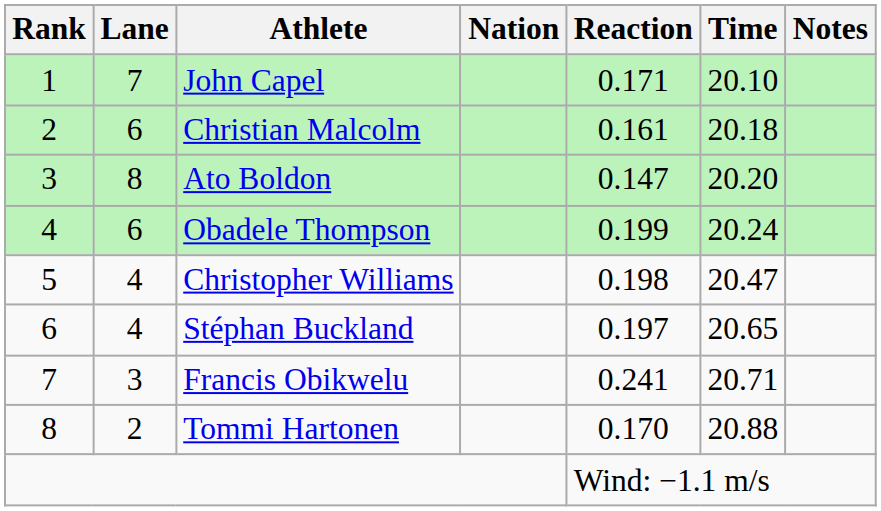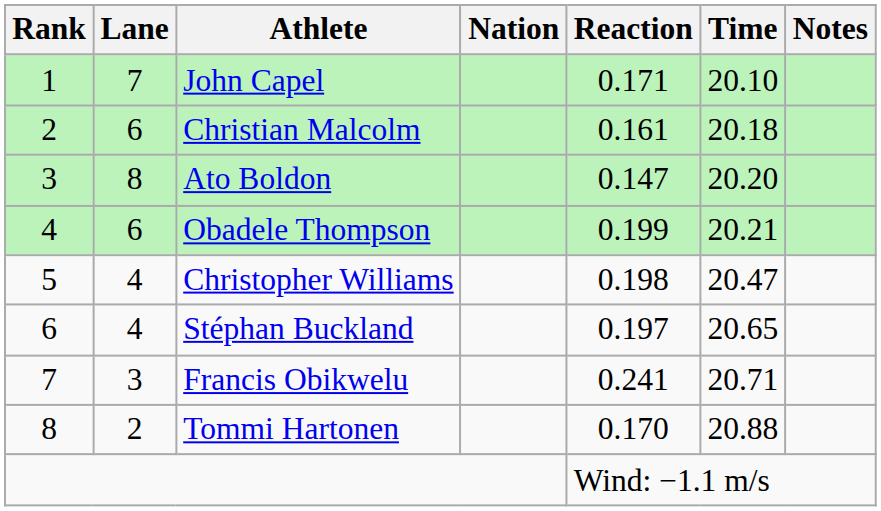(743, 229) 20.24 -> (743, 229) 20.21
